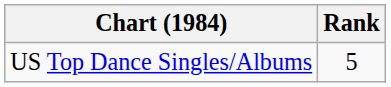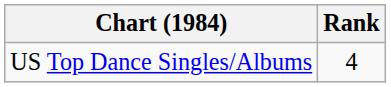(352, 61) 5 -> (352, 61) 4
